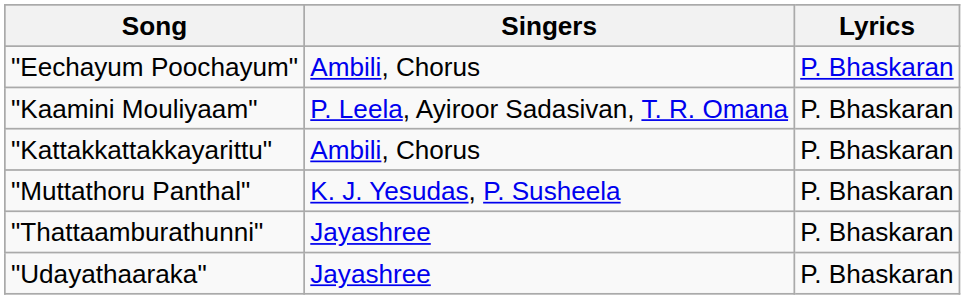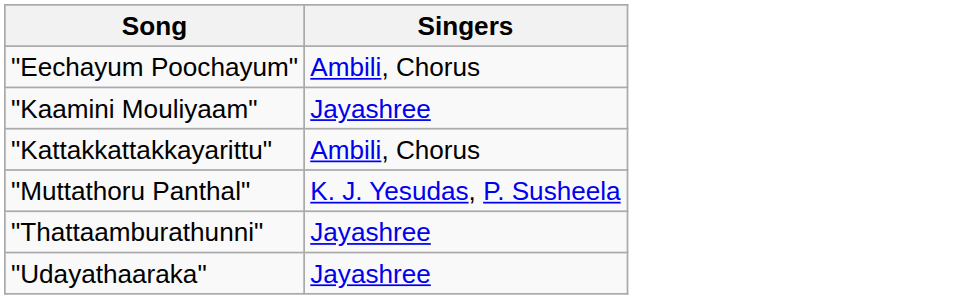- column: (877, 26)
(549, 109) P. Leela, Ayiroor Sadasivan, T. R. Omana -> (371, 109) Jayashree
